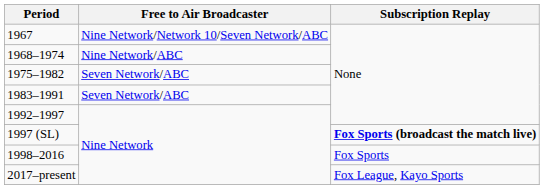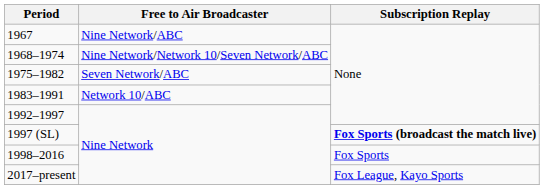(205, 34) Nine Network/Network 10/Seven Network/ABC -> (132, 34) Nine Network/ABC
(132, 54) Nine Network/ABC -> (205, 54) Nine Network/Network 10/Seven Network/ABC
(135, 94) Seven Network/ABC -> (126, 94) Network 10/ABC
